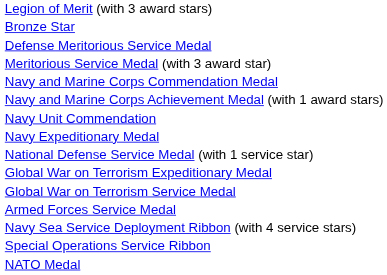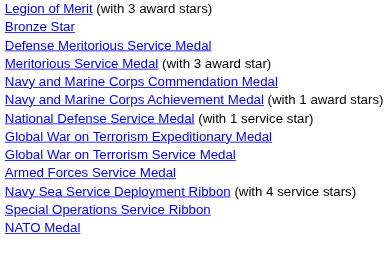- row: (80, 118)
- row: (82, 136)
